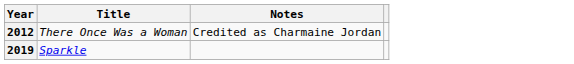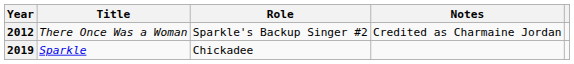+ column: (280, 14)
